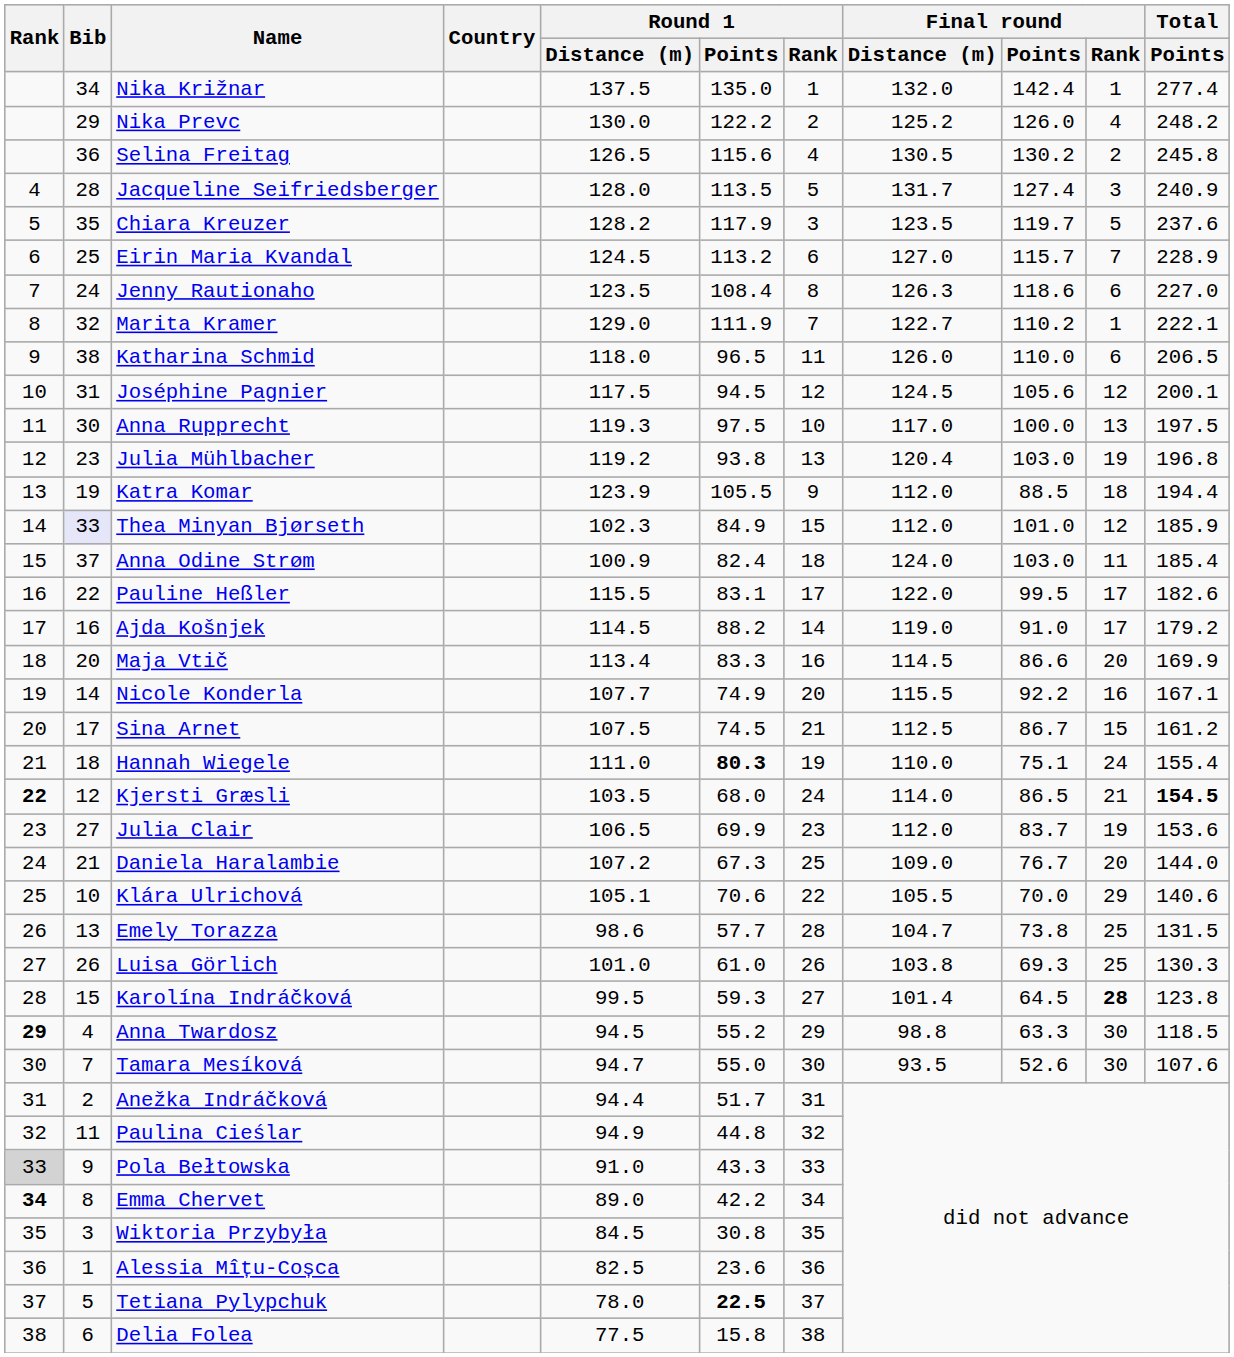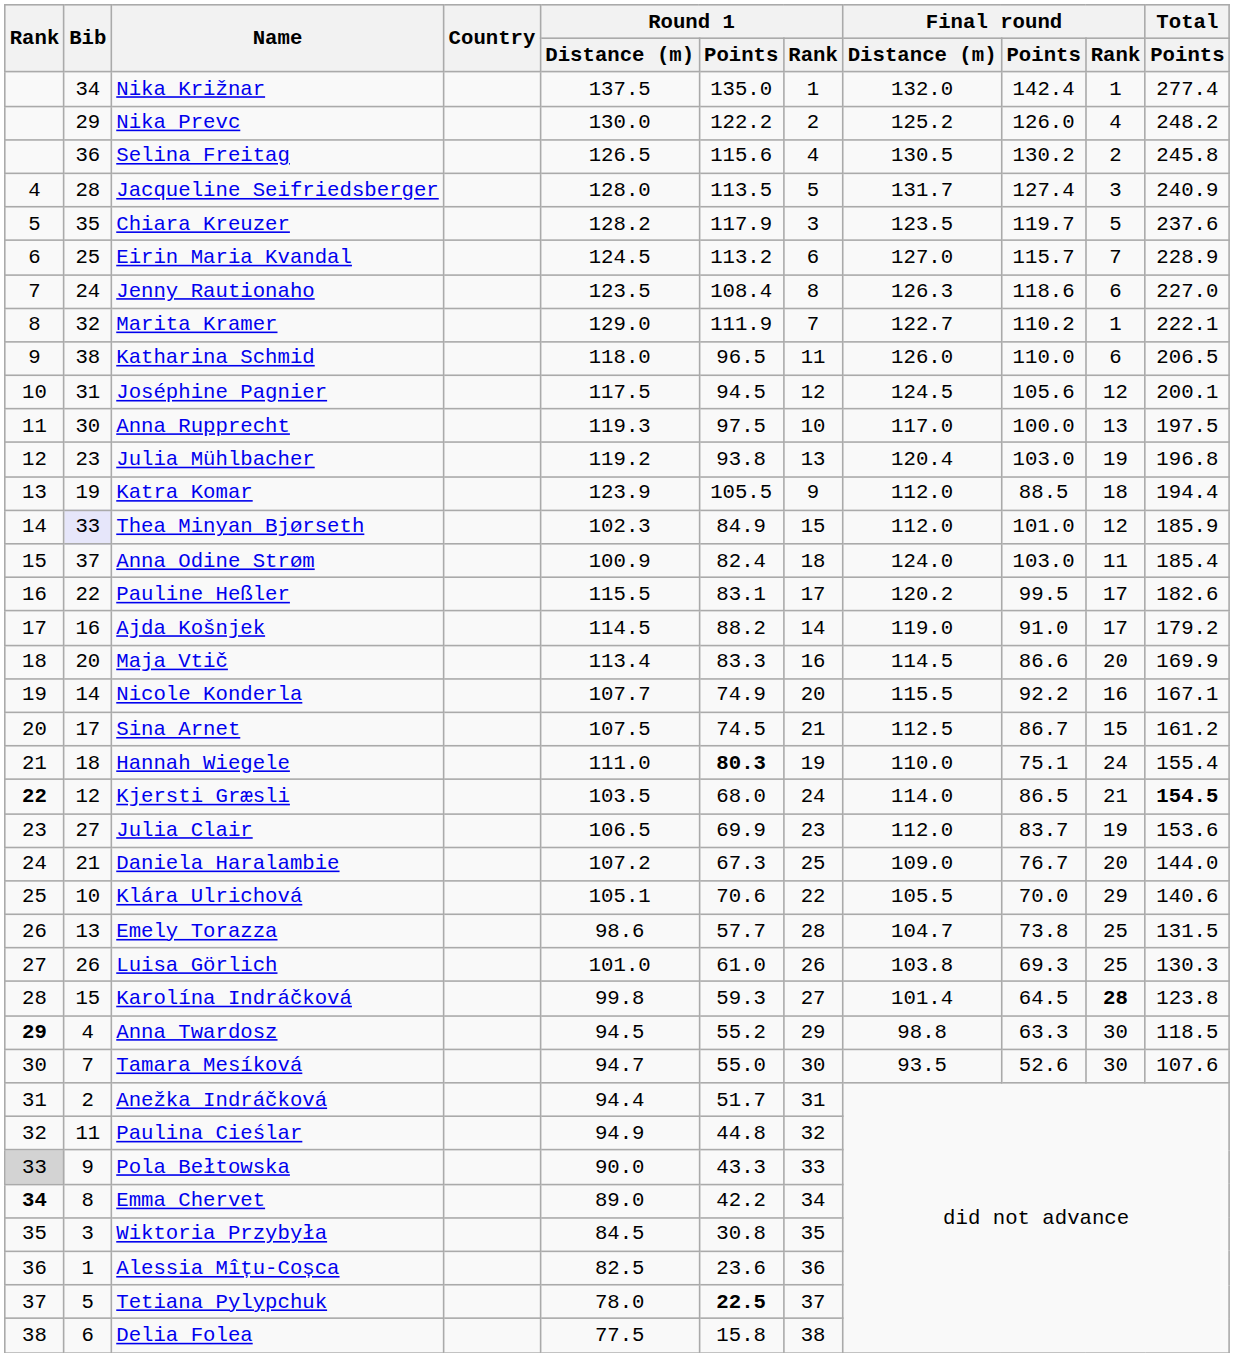(922, 594) 122.0 -> (922, 594) 120.2
(620, 999) 99.5 -> (620, 999) 99.8
(620, 1167) 91.0 -> (620, 1167) 90.0
